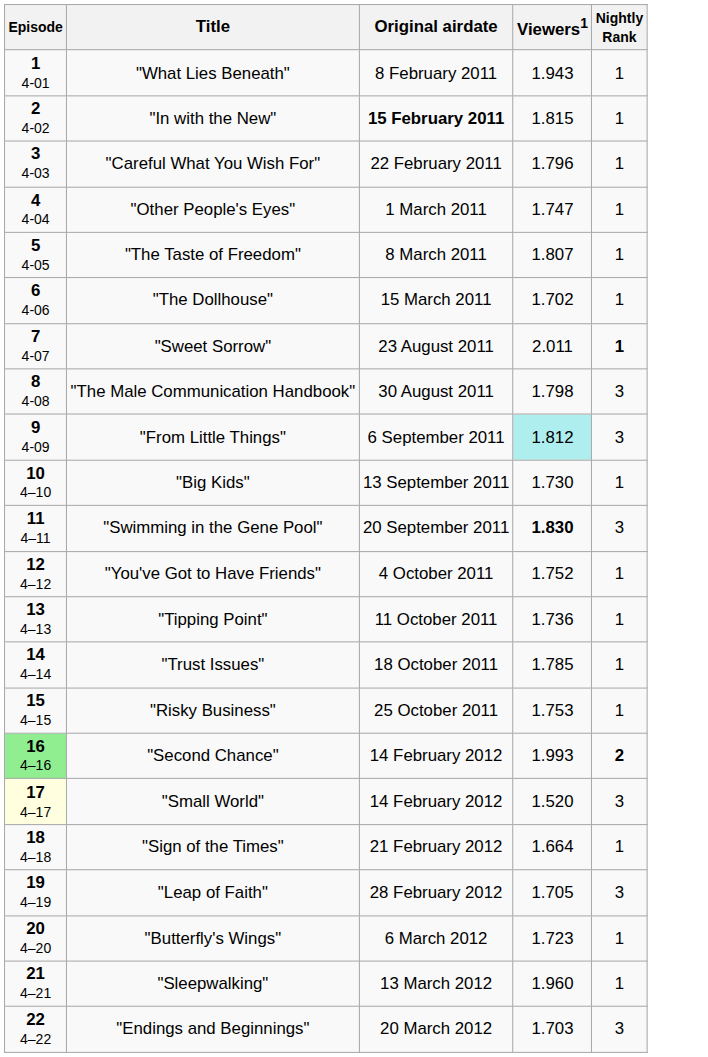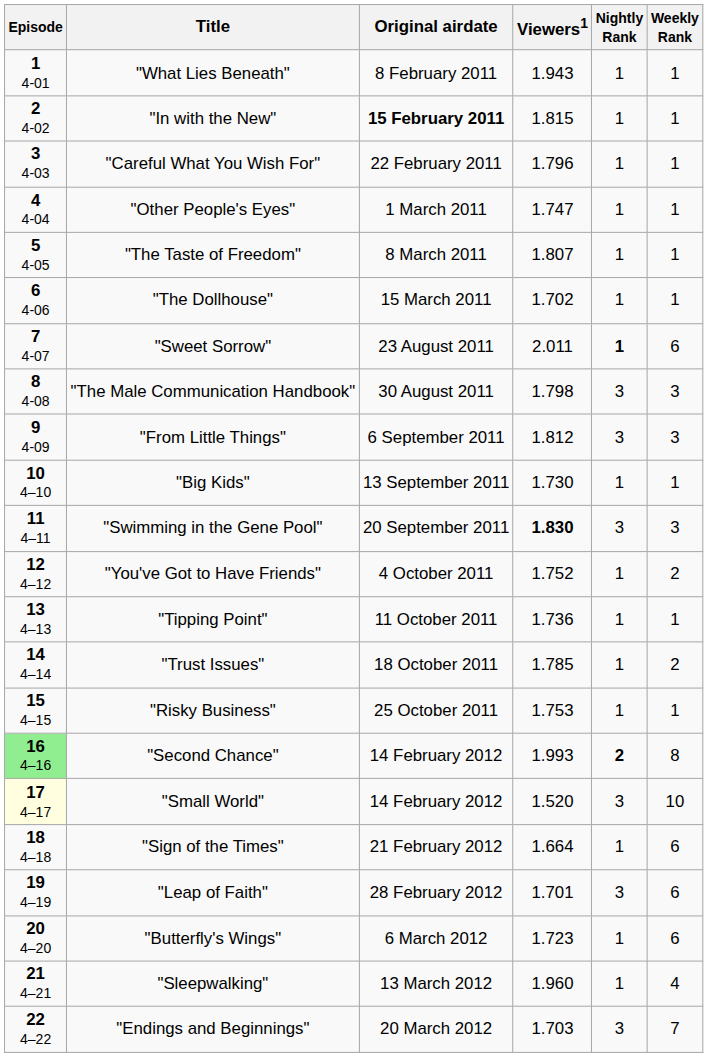+ column: (675, 27)
(552, 437) paleturquoise background -> (552, 437) no background
(552, 892) 1.705 -> (552, 892) 1.701
